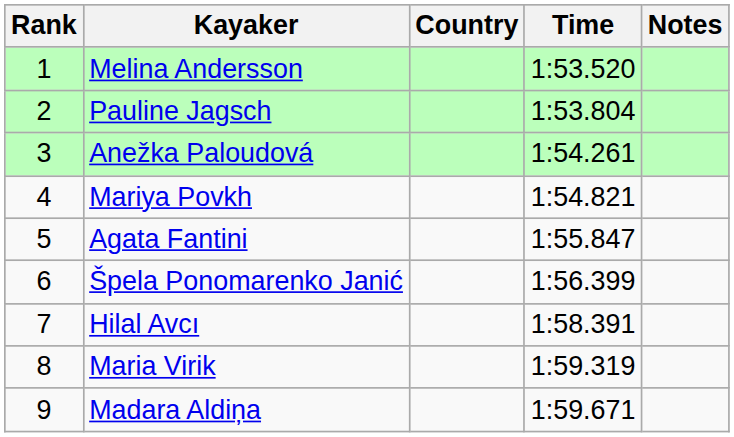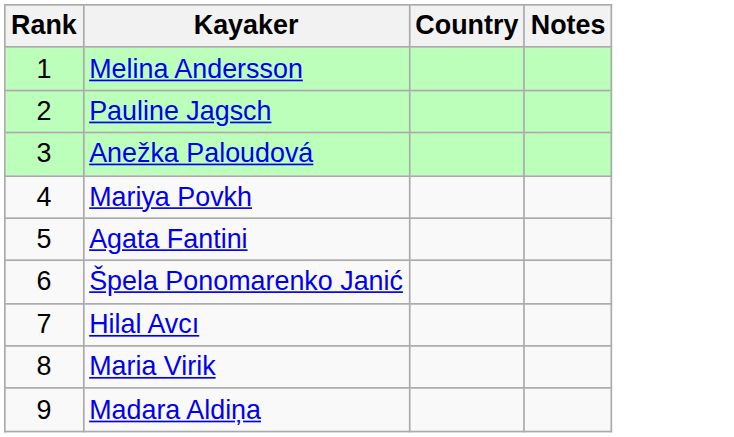- column: (583, 25)
